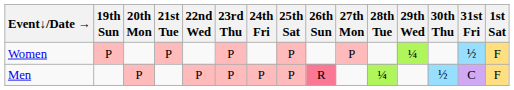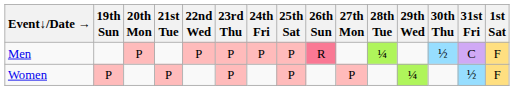rows swapped: (20, 75) <-> (27, 53)
